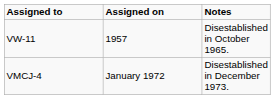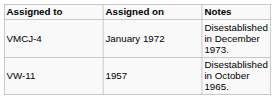rows swapped: (21, 38) <-> (24, 76)
